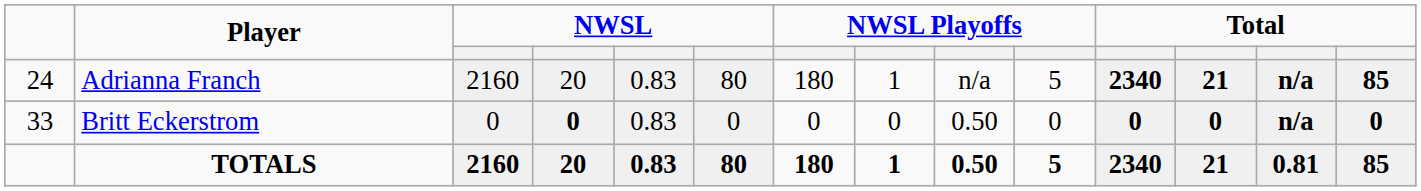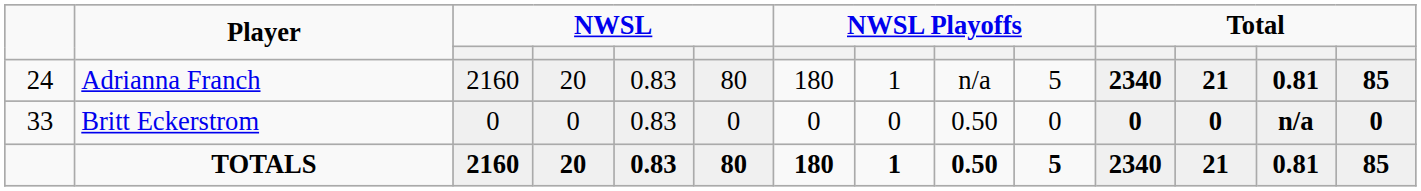(1296, 79) n/a -> (1296, 79) 0.81
(573, 122) bold -> (573, 122) normal
